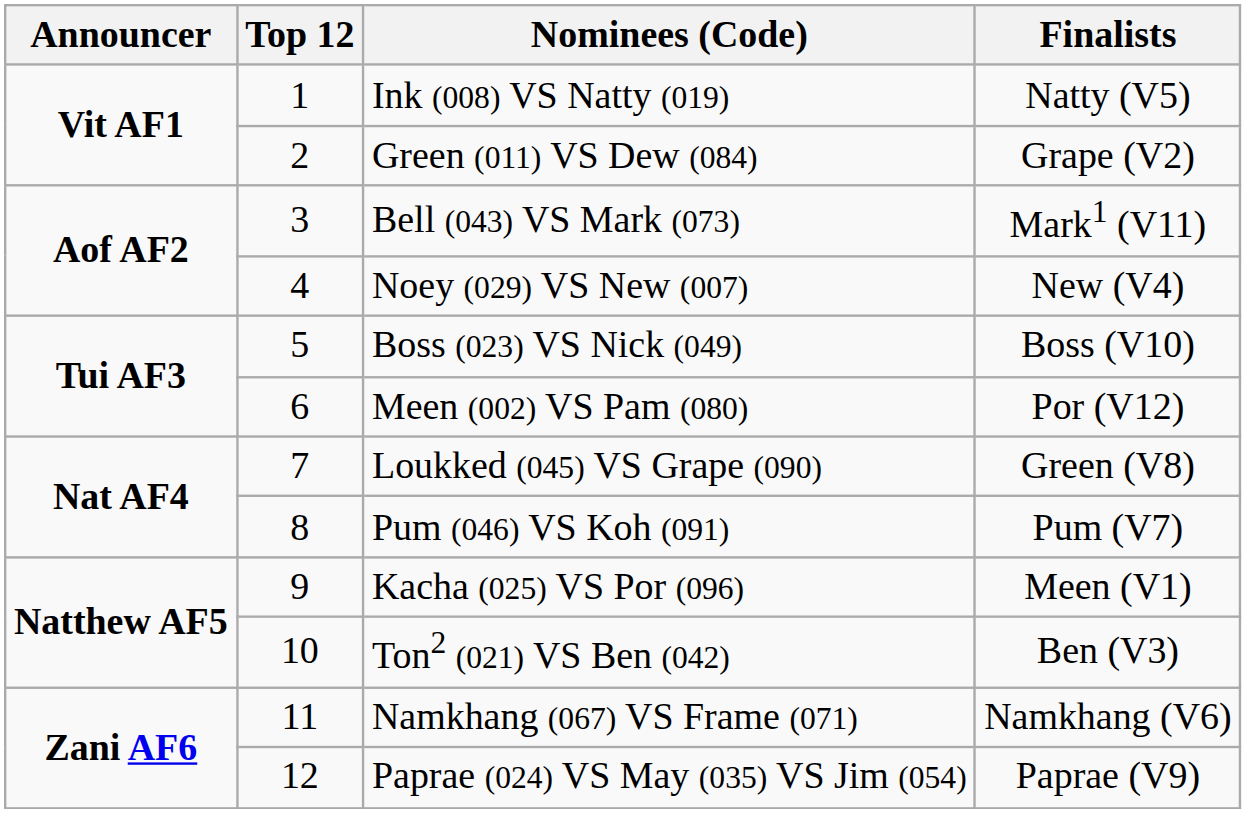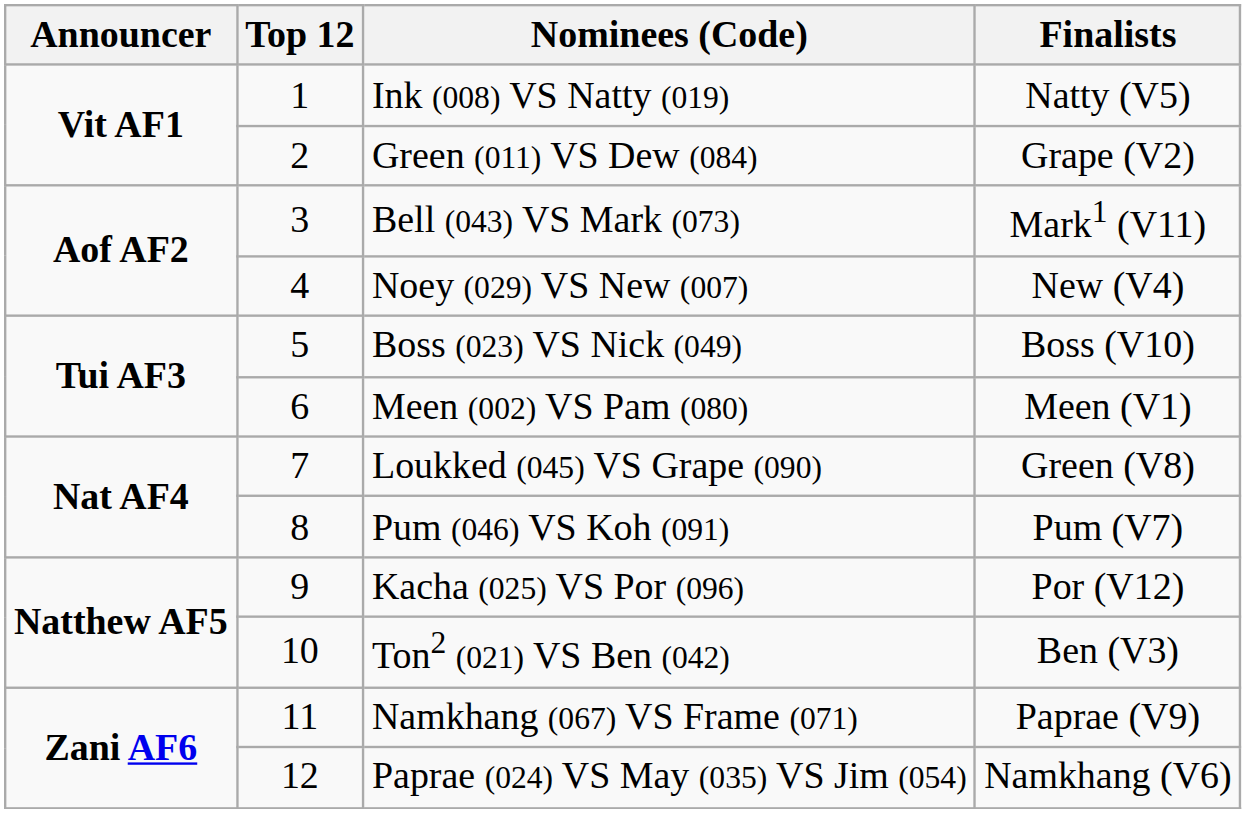(1108, 405) Por (V12) -> (1108, 405) Meen (V1)
(1108, 586) Meen (V1) -> (1108, 586) Por (V12)
(1108, 716) Namkhang (V6) -> (1108, 716) Paprae (V9)
(1108, 776) Paprae (V9) -> (1108, 776) Namkhang (V6)
